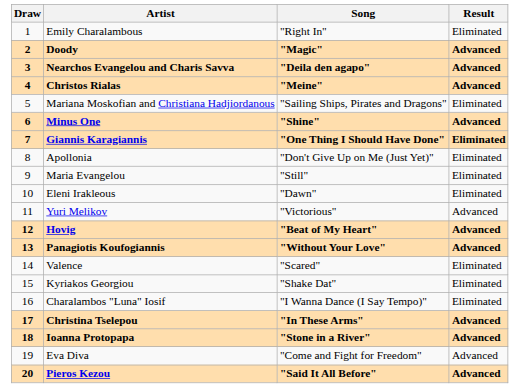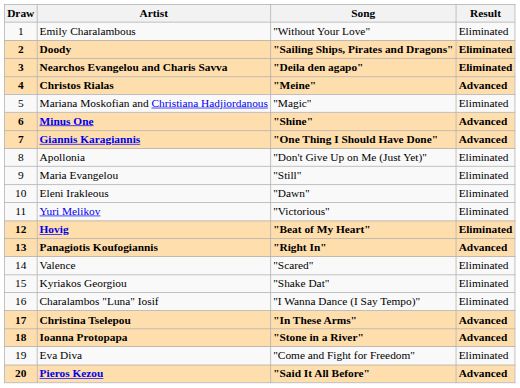(303, 31) "Right In" -> (322, 31) "Without Your Love"
(301, 49) "Magic" -> (363, 49) "Sailing Ships, Pirates and Dragons"
(476, 49) Advanced -> (485, 49) Eliminated
(476, 67) Advanced -> (485, 67) Eliminated
(363, 103) "Sailing Ships, Pirates and Dragons" -> (292, 103) "Magic"
(479, 139) Eliminated -> (483, 139) Advanced
(475, 211) Advanced -> (484, 211) Eliminated
(476, 229) Advanced -> (485, 229) Eliminated
(333, 247) "Without Your Love" -> (300, 247) "Right In"
(475, 355) Advanced -> (484, 355) Eliminated
